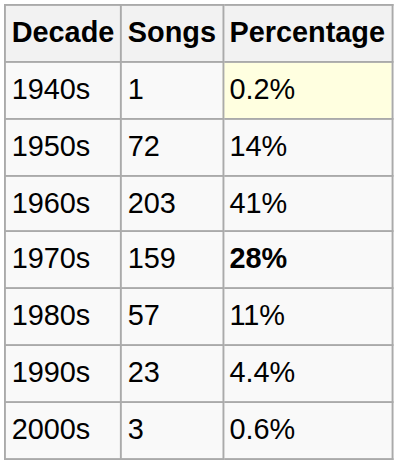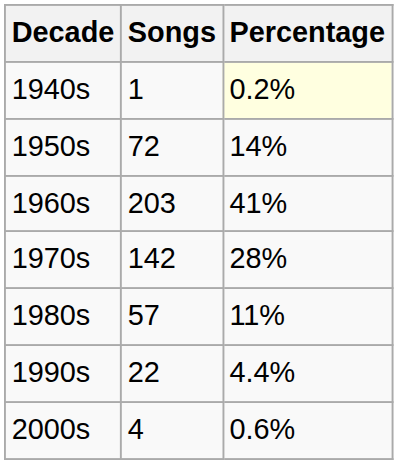(152, 259) 159 -> (152, 259) 142
(258, 259) bold -> (258, 259) normal
(144, 372) 23 -> (144, 372) 22
(136, 429) 3 -> (136, 429) 4
